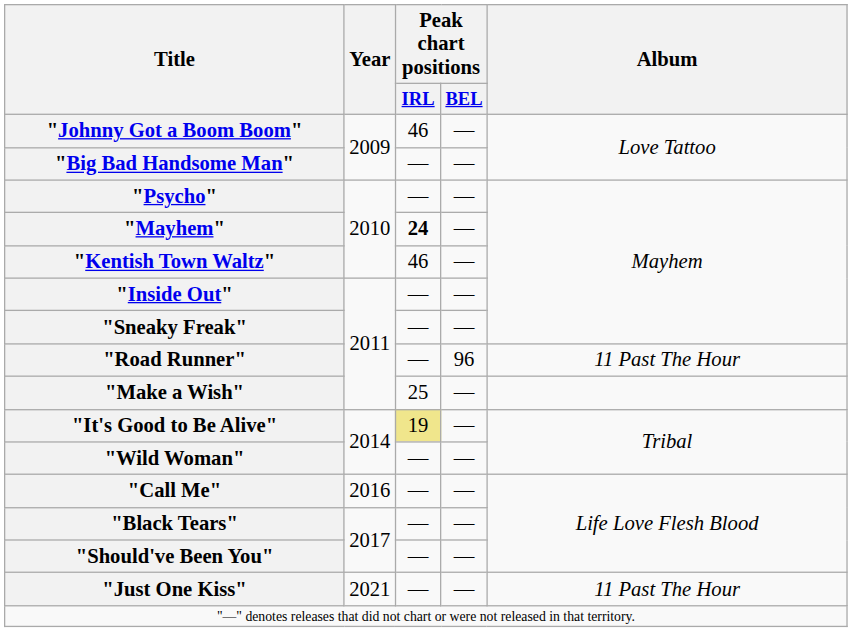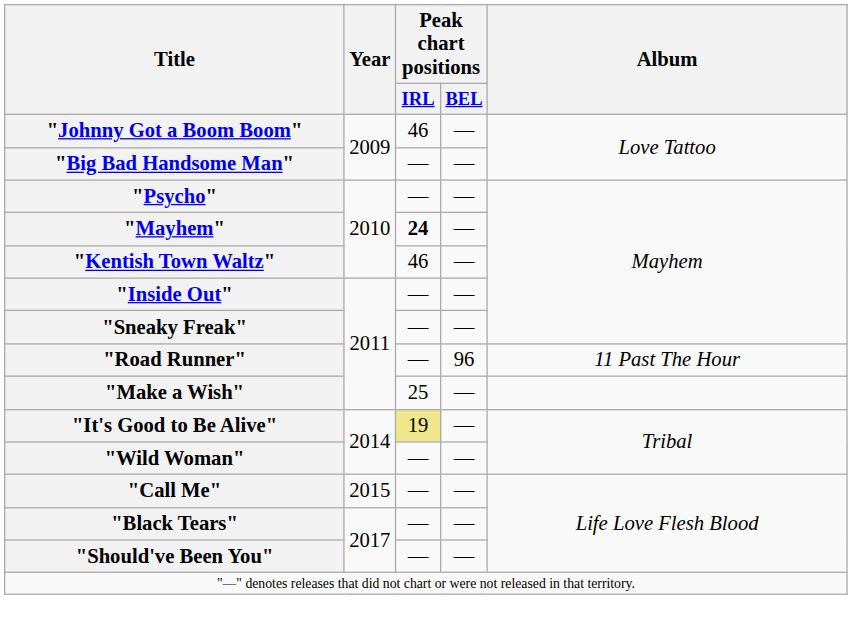(370, 490) 2016 -> (370, 490) 2015
- row: (175, 588)
